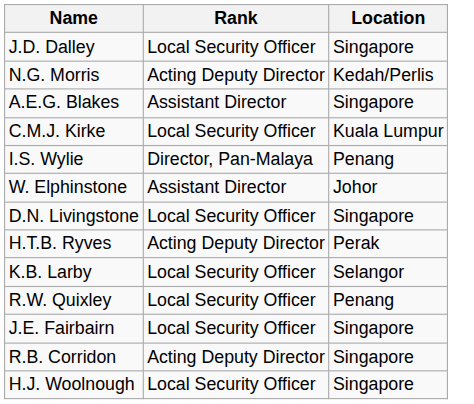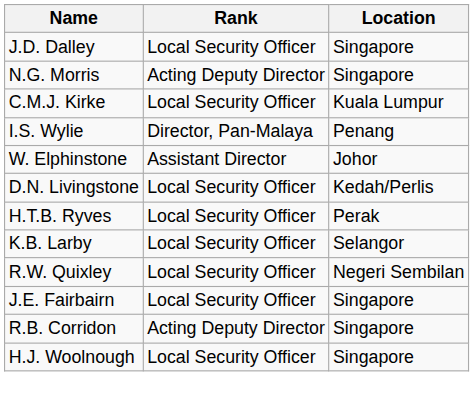(383, 74) Kedah/Perlis -> (373, 74) Singapore
- row: (64, 103)
(373, 215) Singapore -> (383, 187) Kedah/Perlis
(236, 243) Acting Deputy Director -> (231, 215) Local Security Officer
(364, 300) Penang -> (399, 272) Negeri Sembilan
